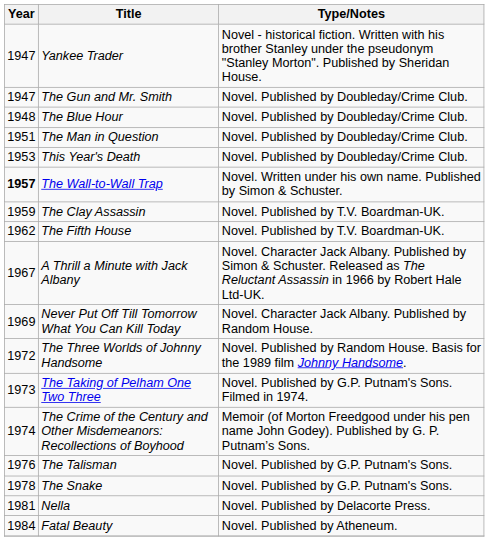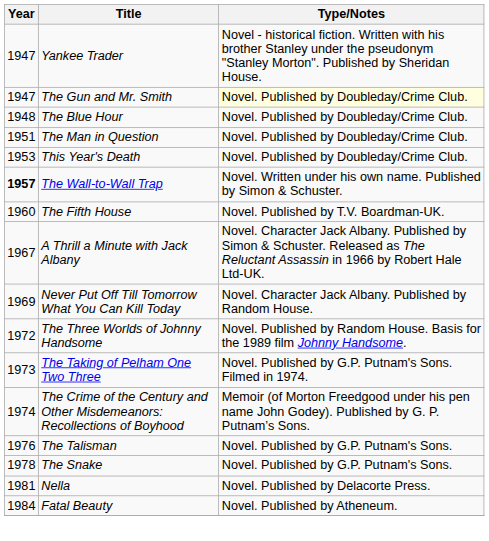(345, 97) no background -> (345, 97) lightyellow background
- row: (93, 211)
(21, 231) 1962 -> (21, 211) 1960
